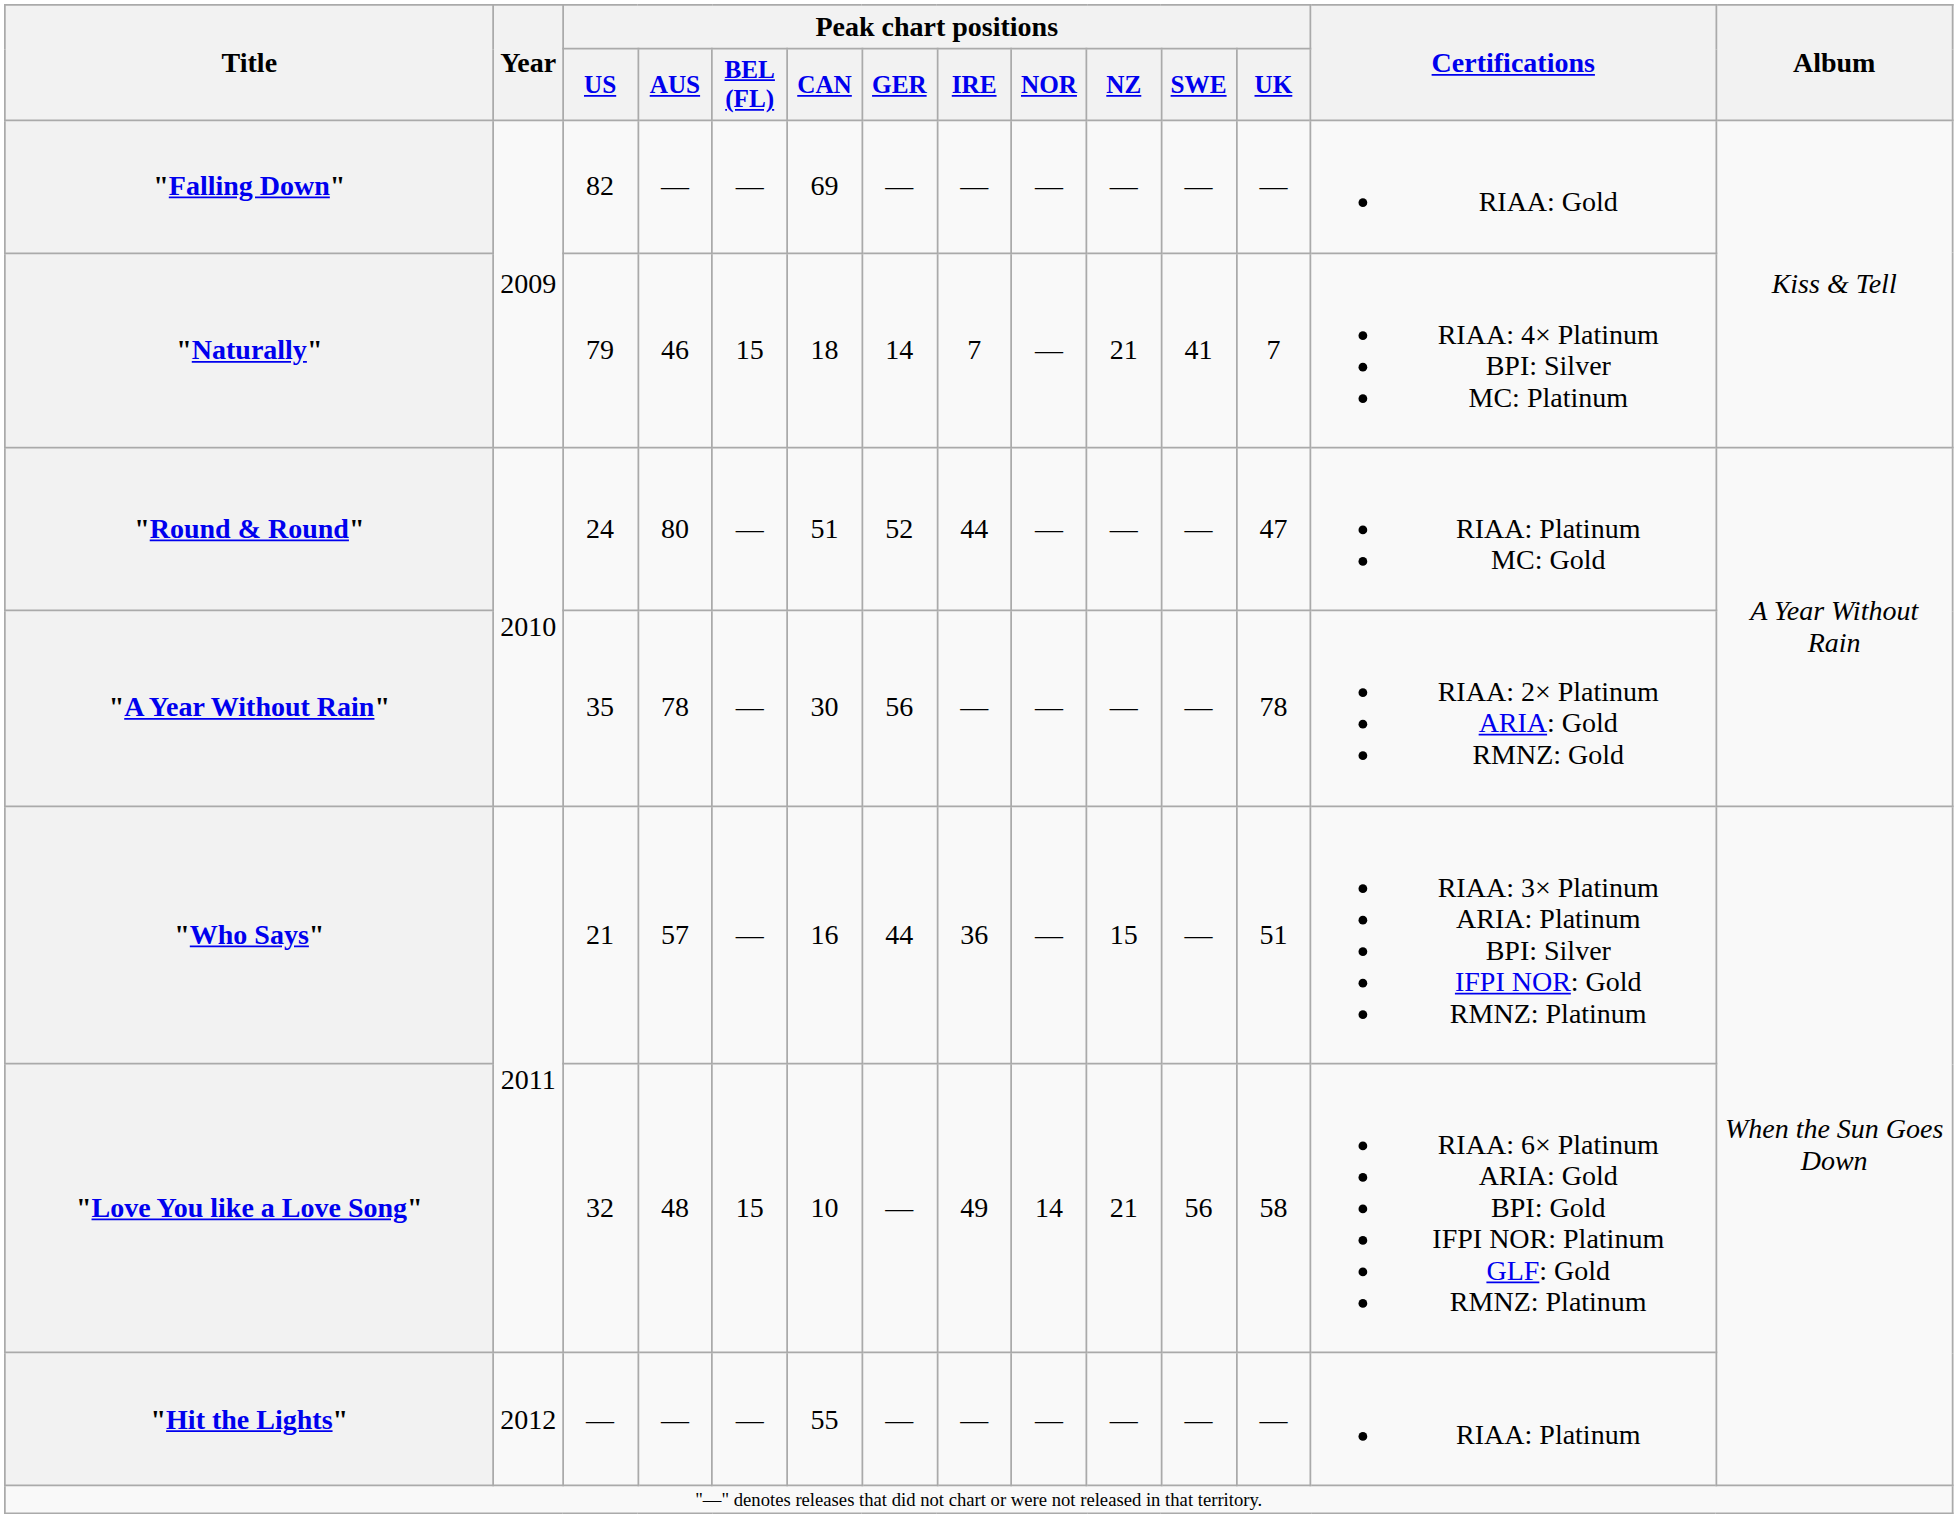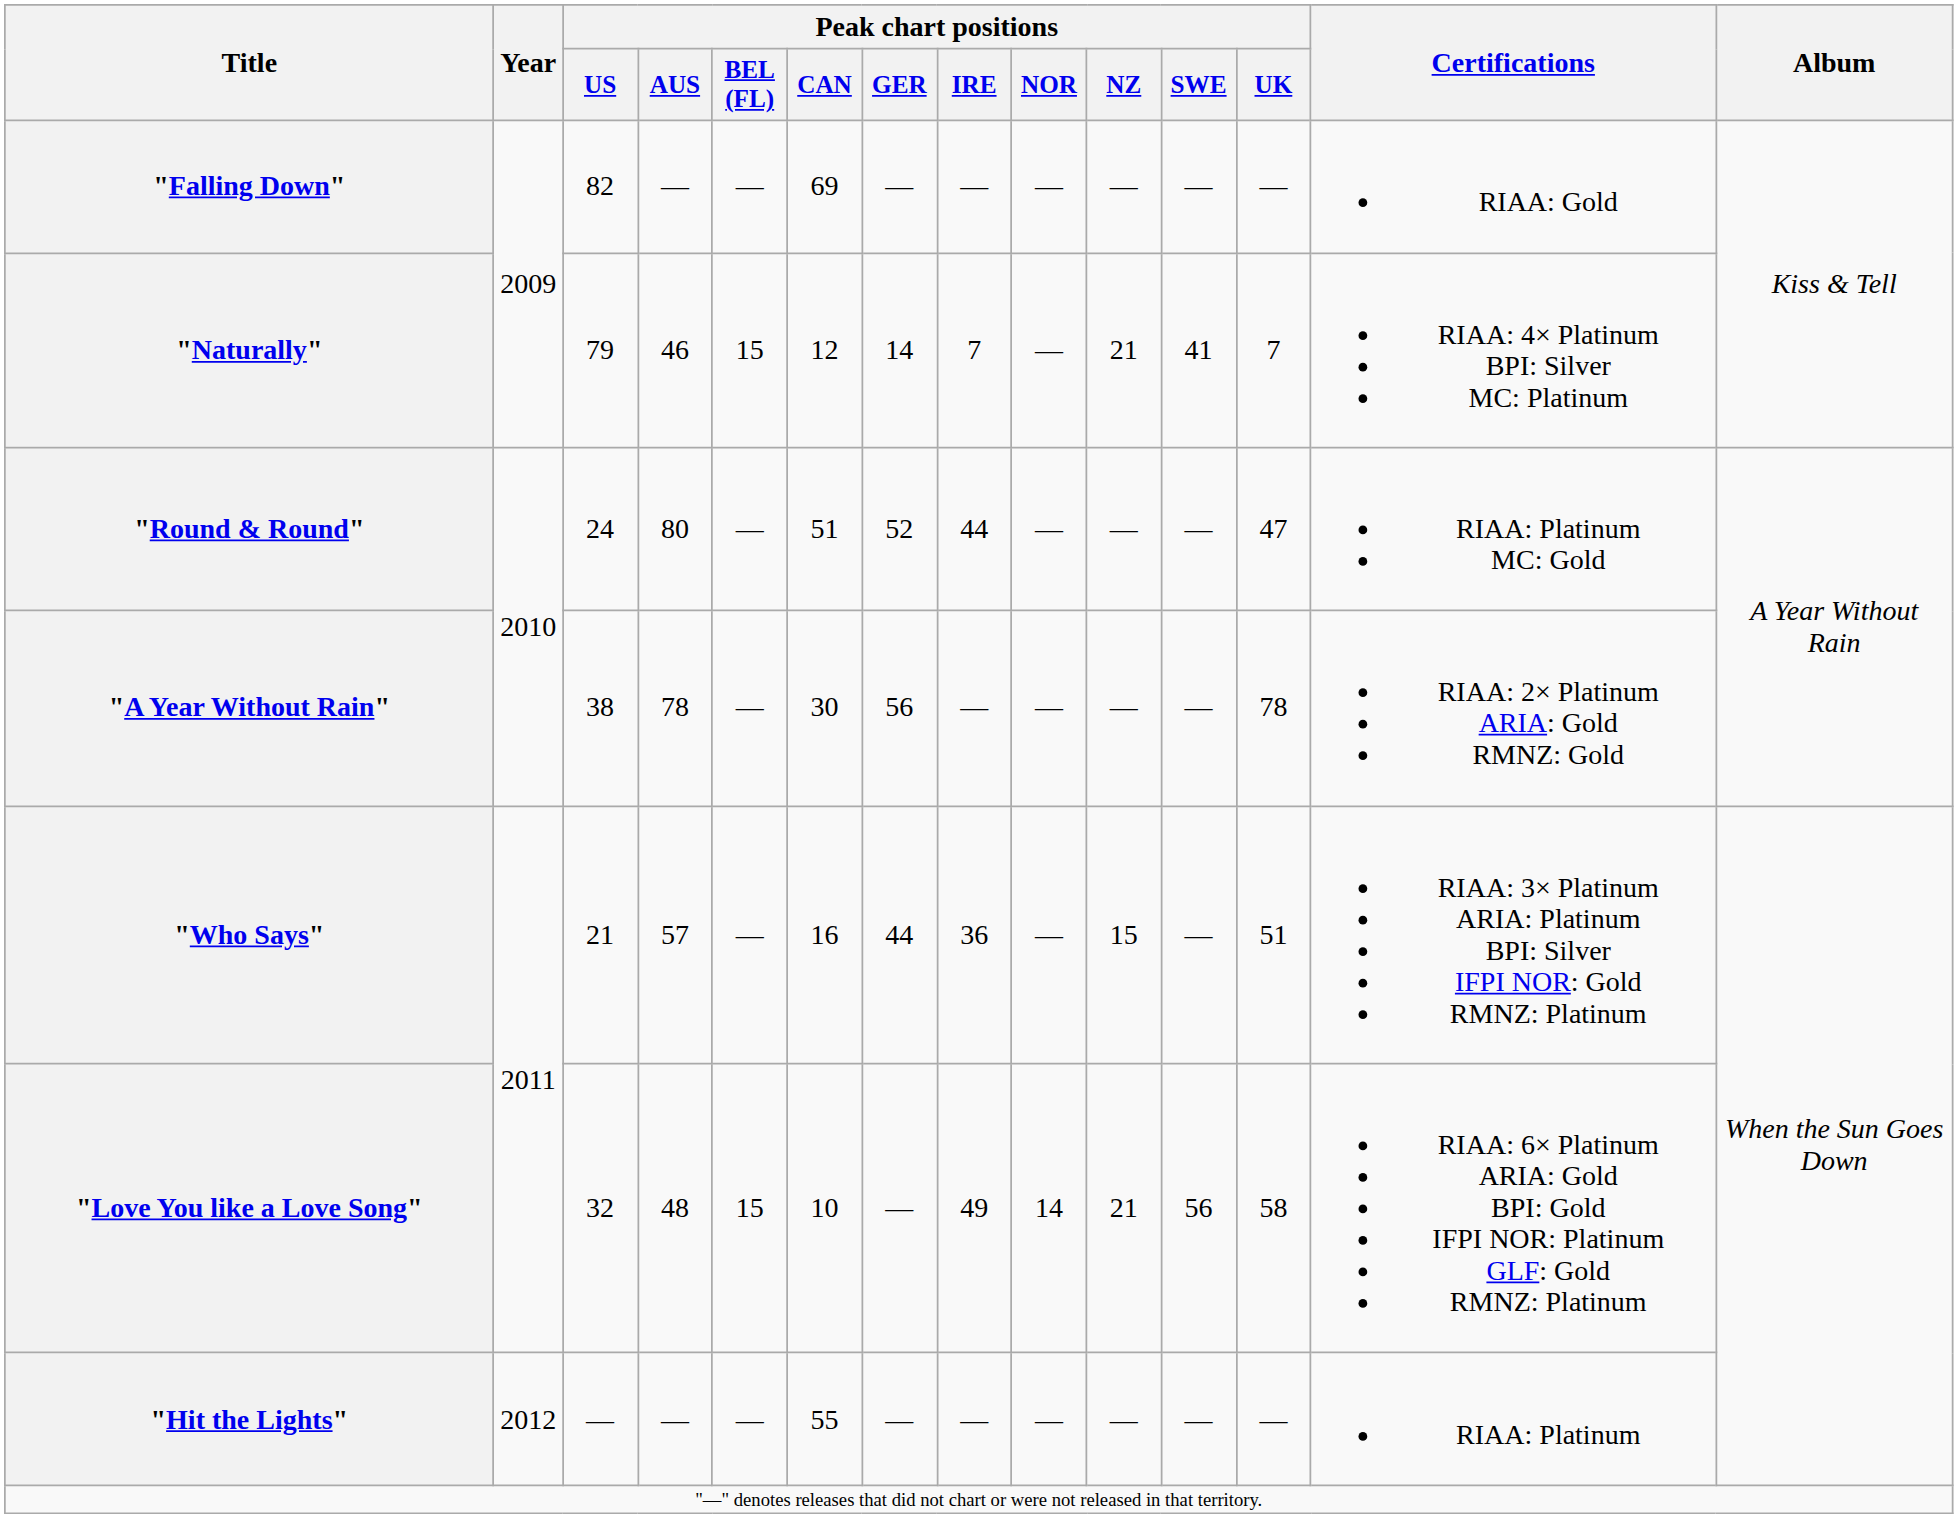(825, 349) 18 -> (825, 349) 12
(600, 707) 35 -> (600, 707) 38
